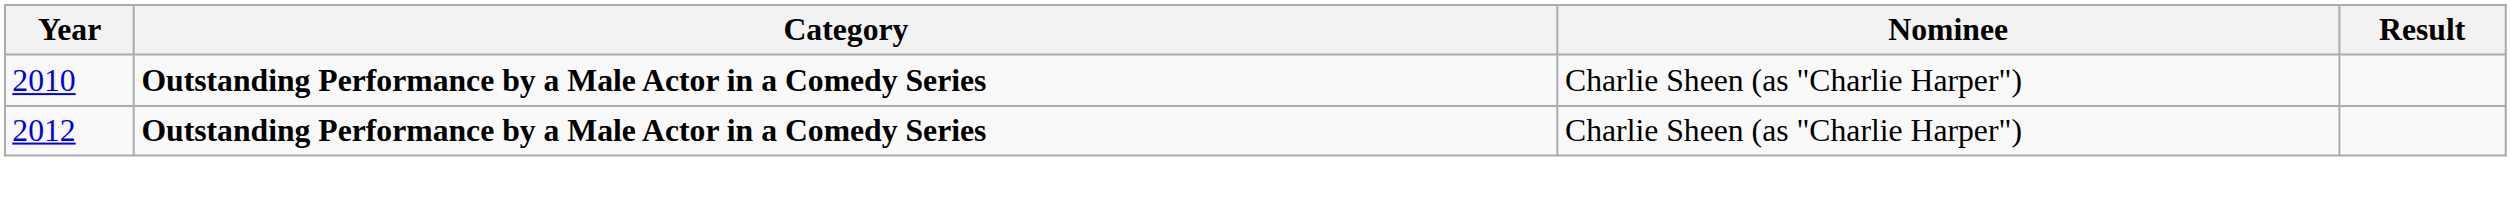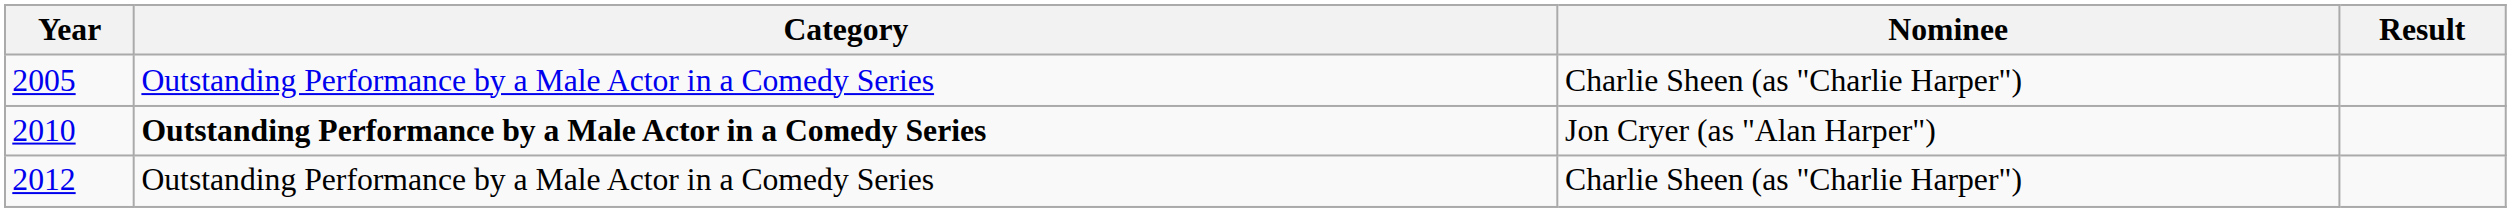+ row: (44, 79)
(1794, 79) Charlie Sheen (as "Charlie Harper") -> (1750, 130) Jon Cryer (as "Alan Harper")
(564, 130) bold -> (538, 180) normal
